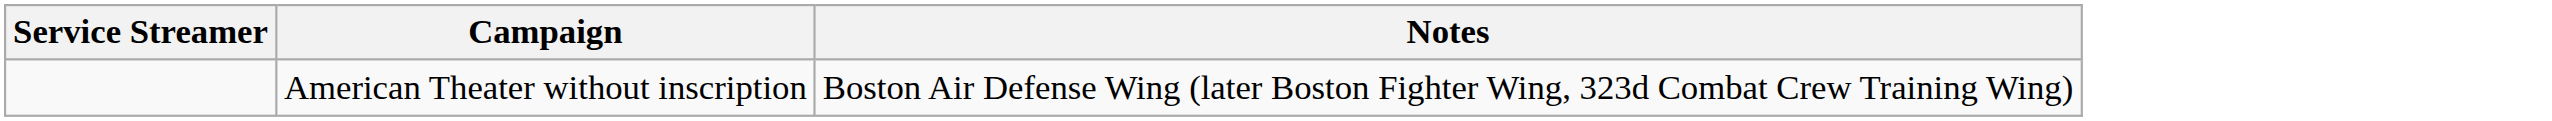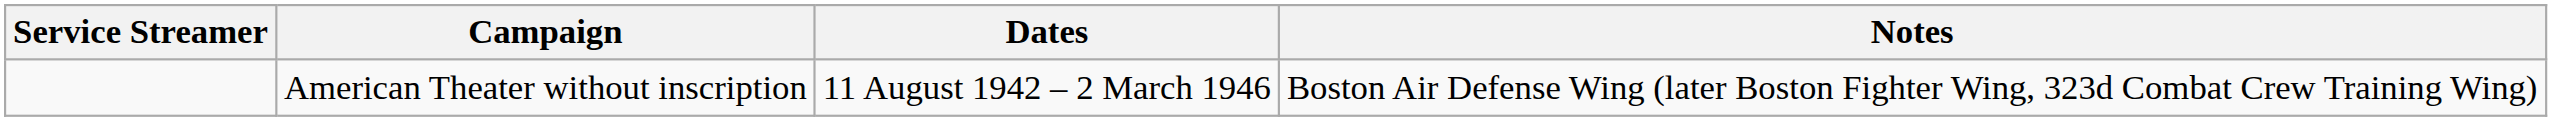+ column: (1047, 32)
